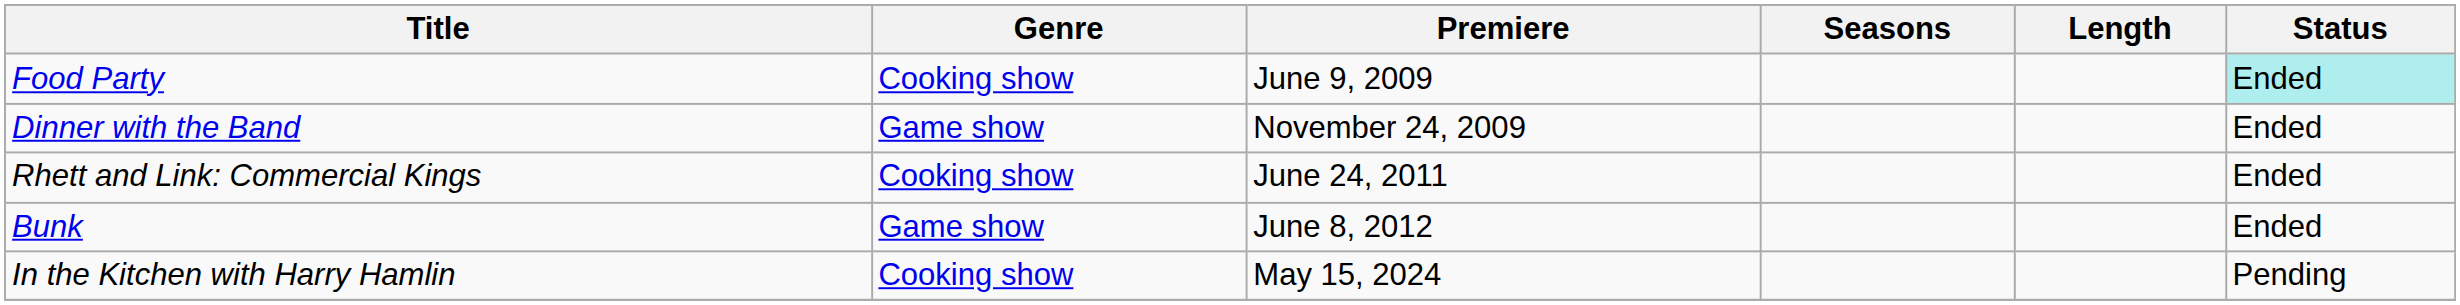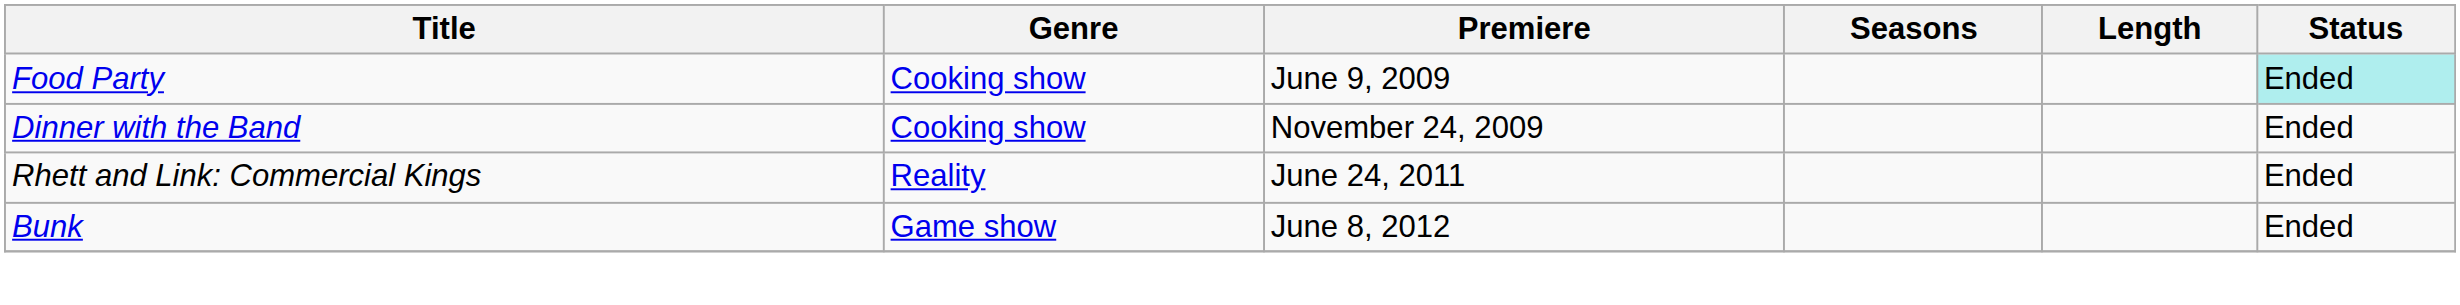(961, 127) Game show -> (988, 127) Cooking show
(976, 176) Cooking show -> (938, 176) Reality
- row: (234, 275)
